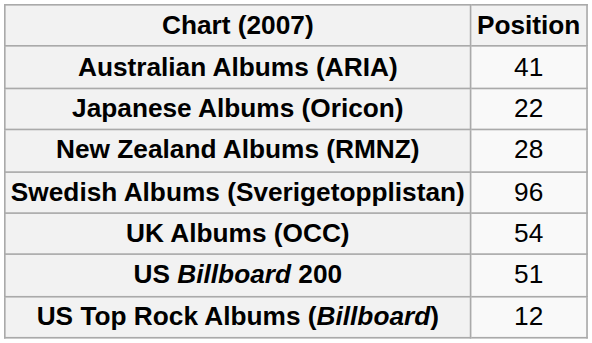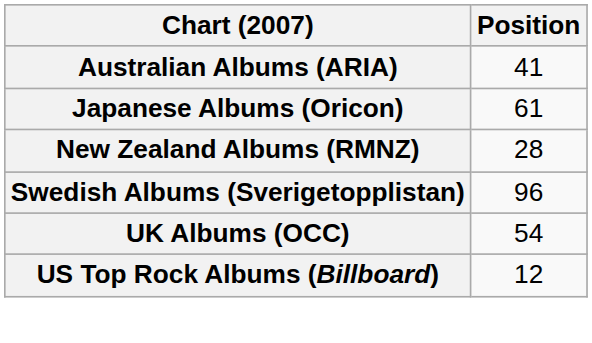(529, 108) 22 -> (529, 108) 61
- row: (238, 274)
